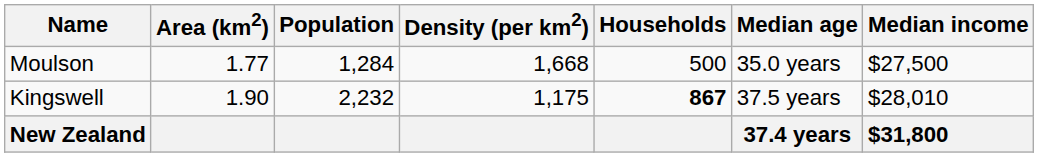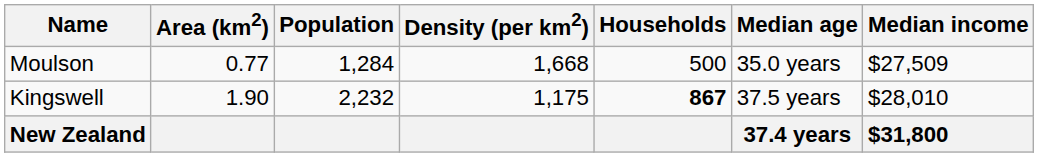(247, 63) 1.77 -> (247, 63) 0.77
(908, 63) $27,500 -> (908, 63) $27,509
